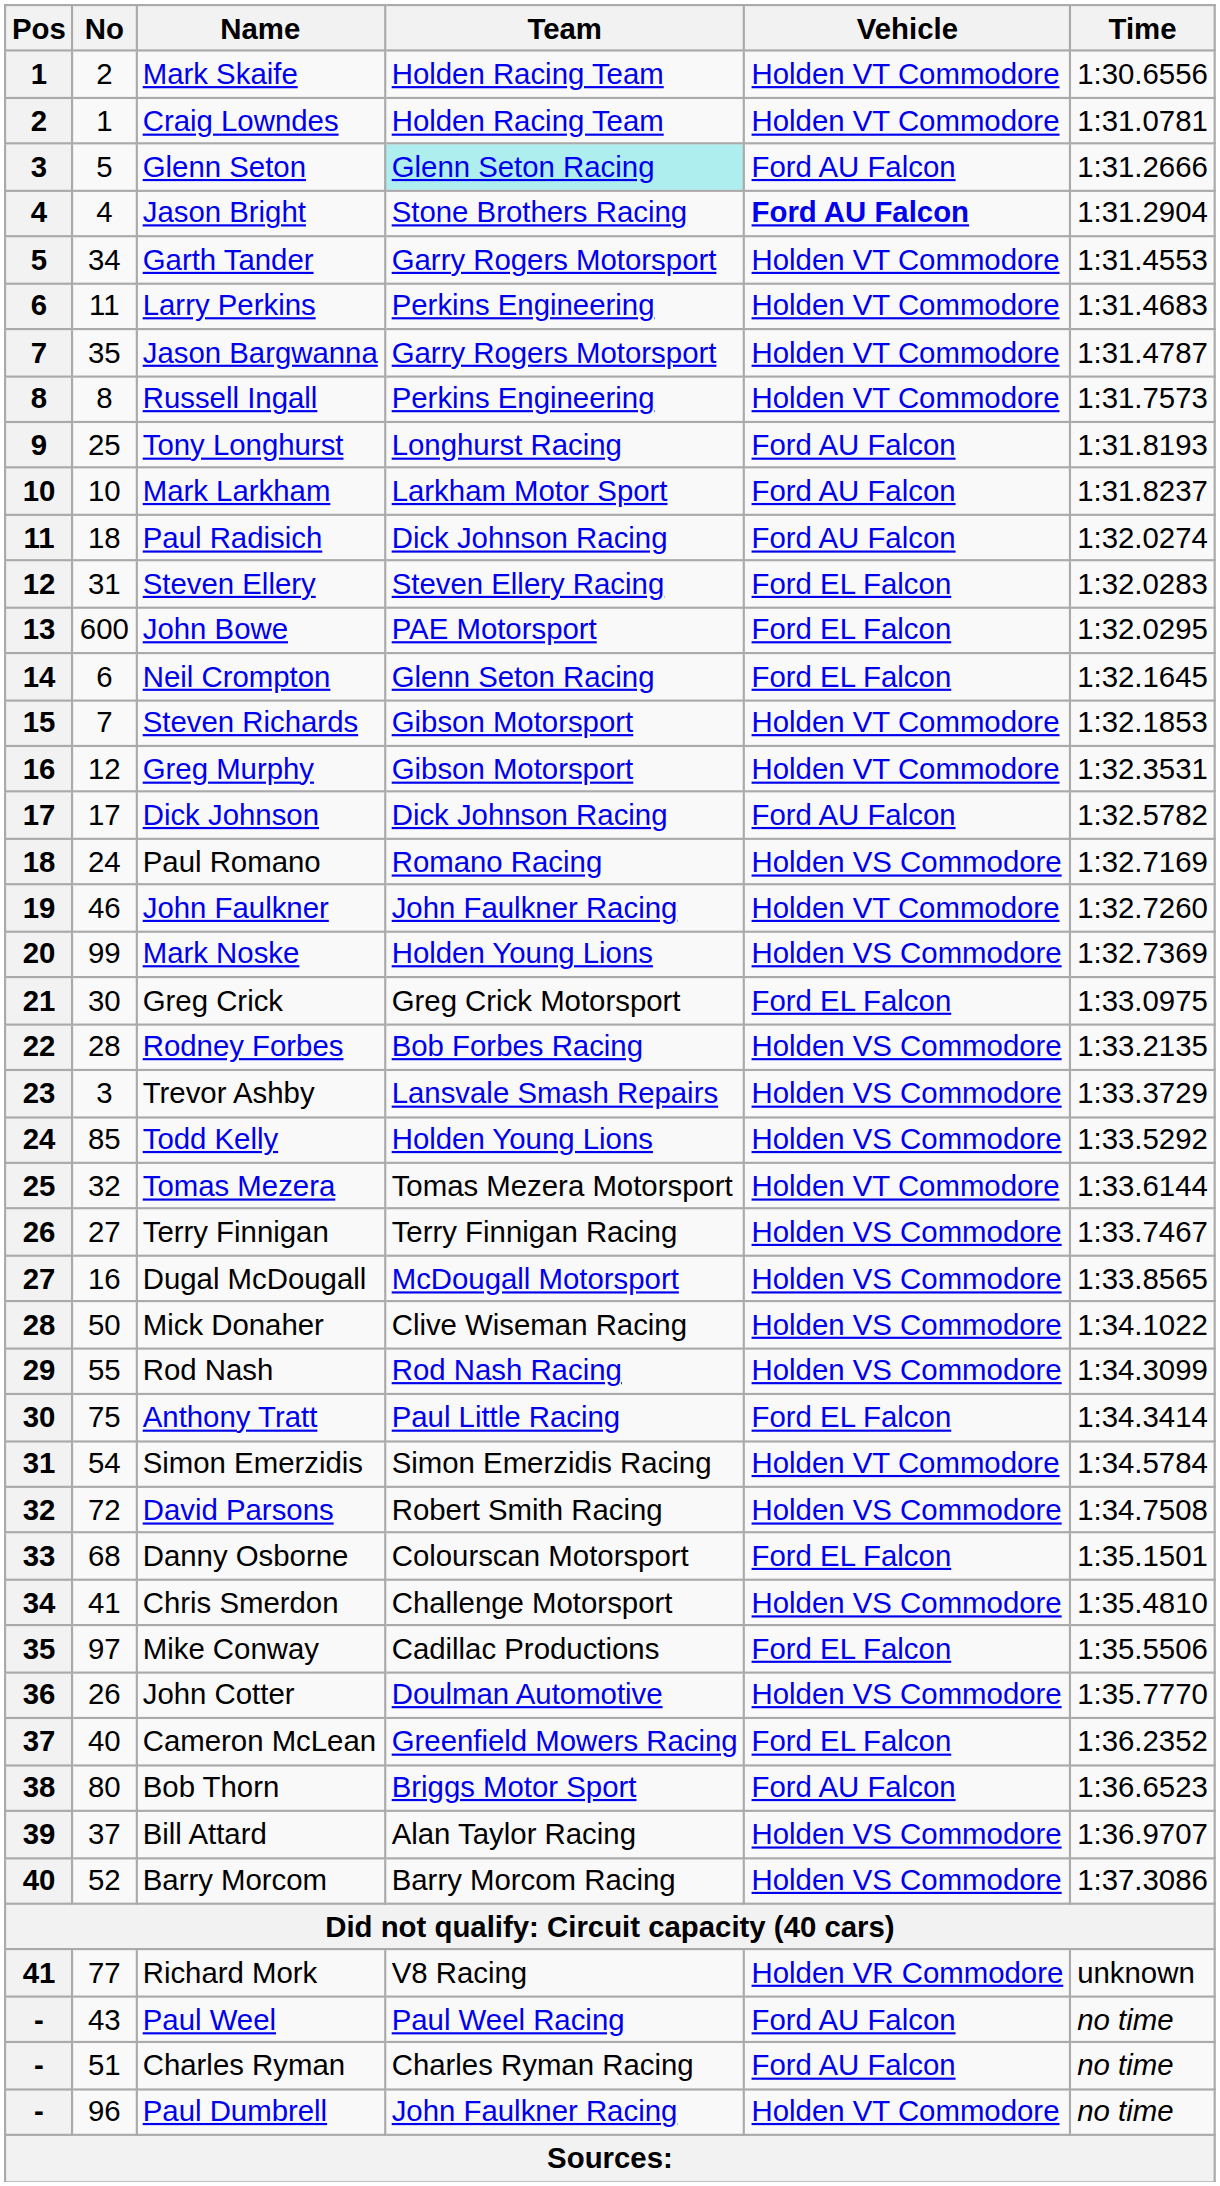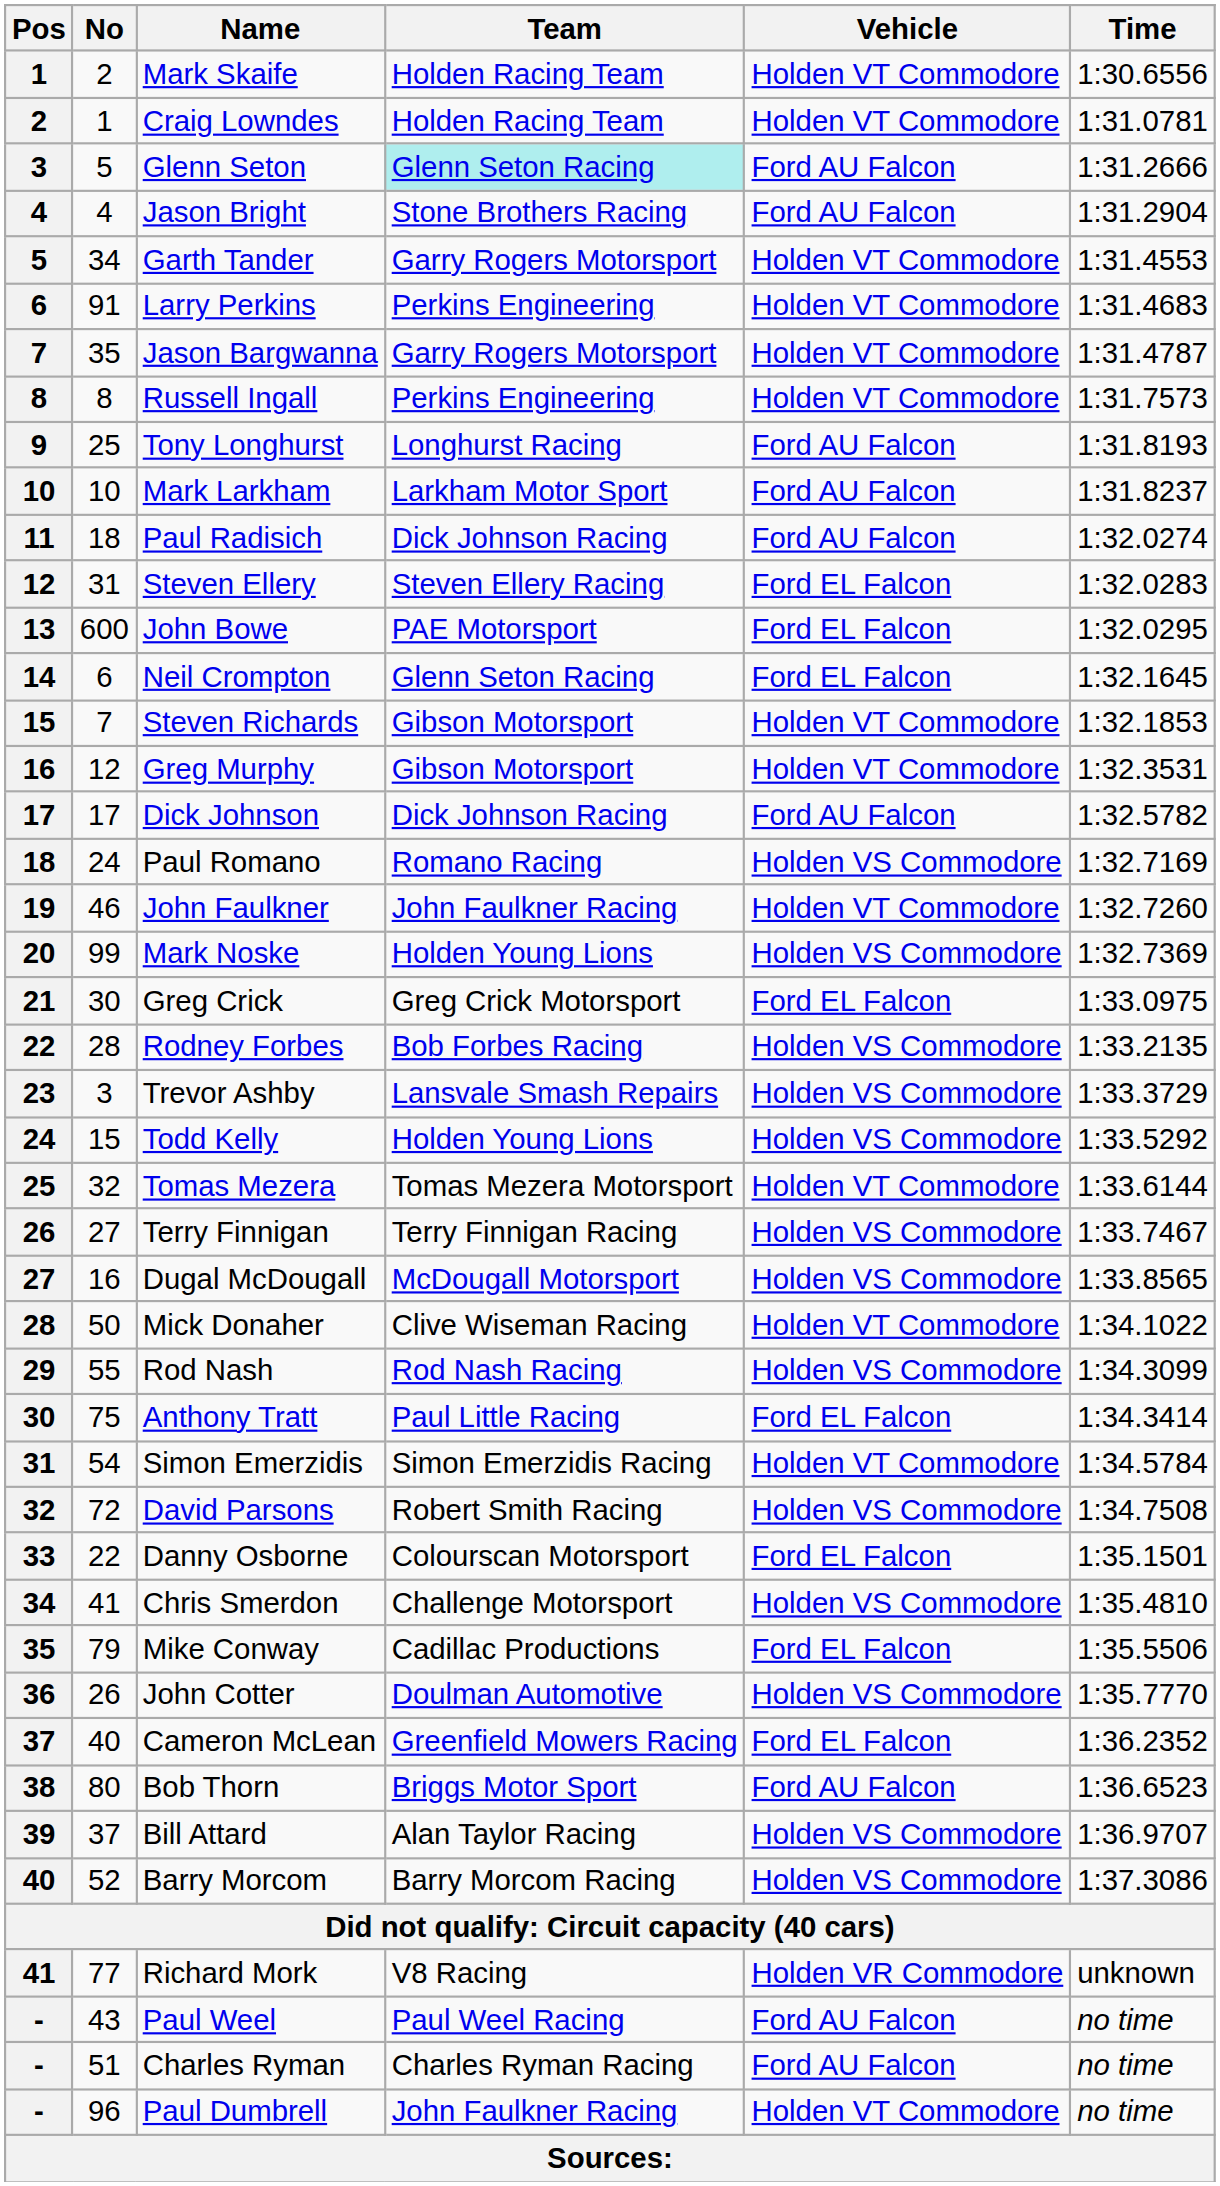(860, 213) bold -> (854, 213) normal
(104, 306) 11 -> (104, 306) 91
(104, 1139) 85 -> (104, 1139) 15
(907, 1324) Holden VS Commodore -> (906, 1324) Holden VT Commodore
(104, 1556) 68 -> (104, 1556) 22
(104, 1649) 97 -> (104, 1649) 79
